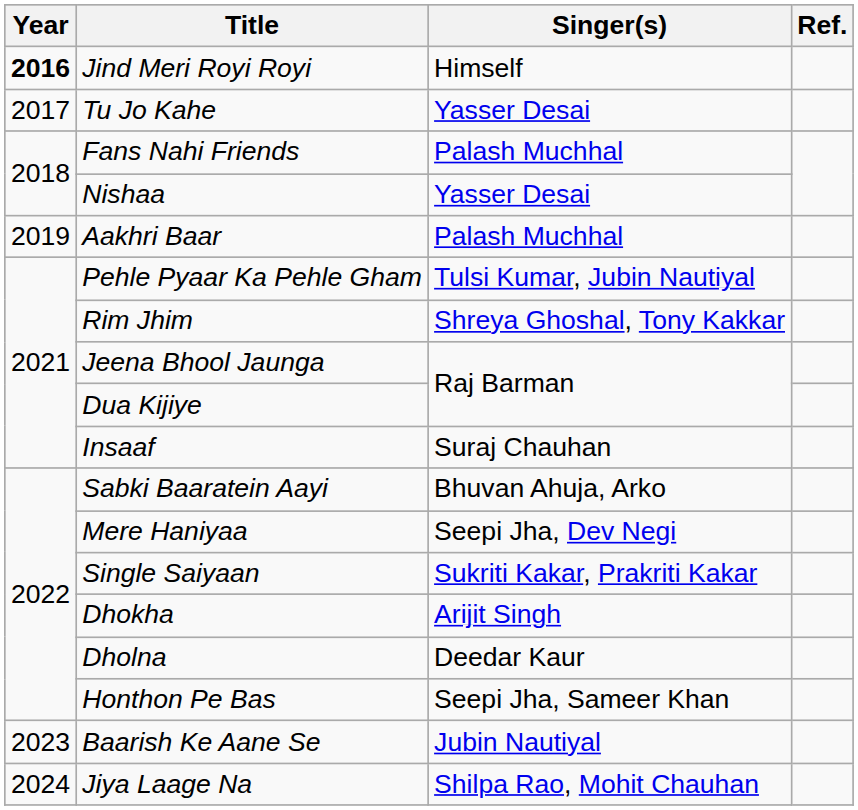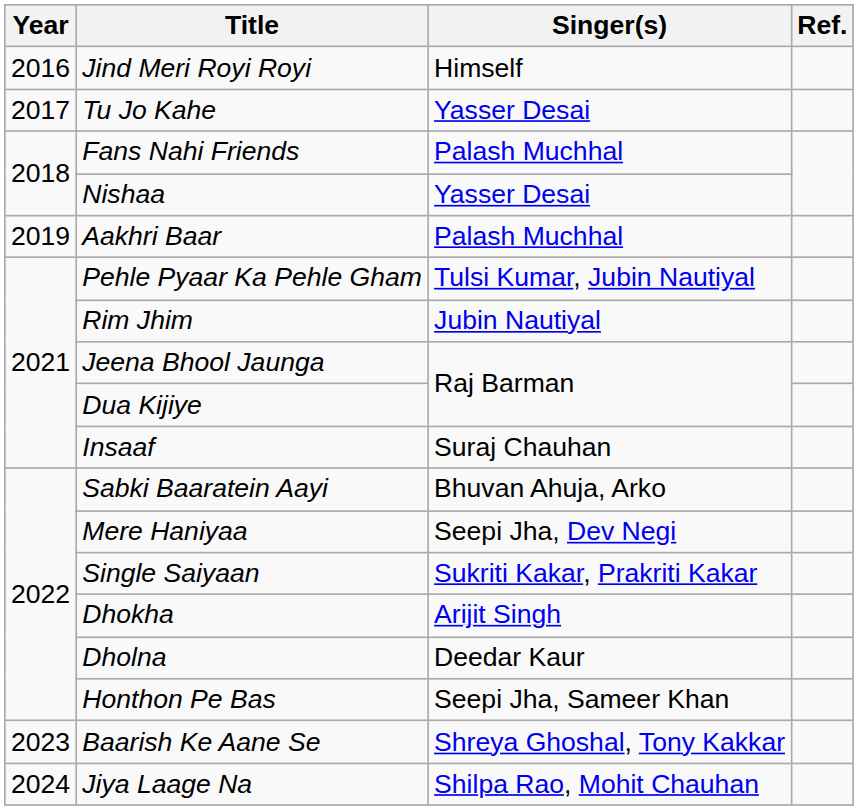(40, 67) bold -> (40, 67) normal
(610, 320) Shreya Ghoshal, Tony Kakkar -> (518, 320) Jubin Nautiyal
(518, 741) Jubin Nautiyal -> (610, 741) Shreya Ghoshal, Tony Kakkar
